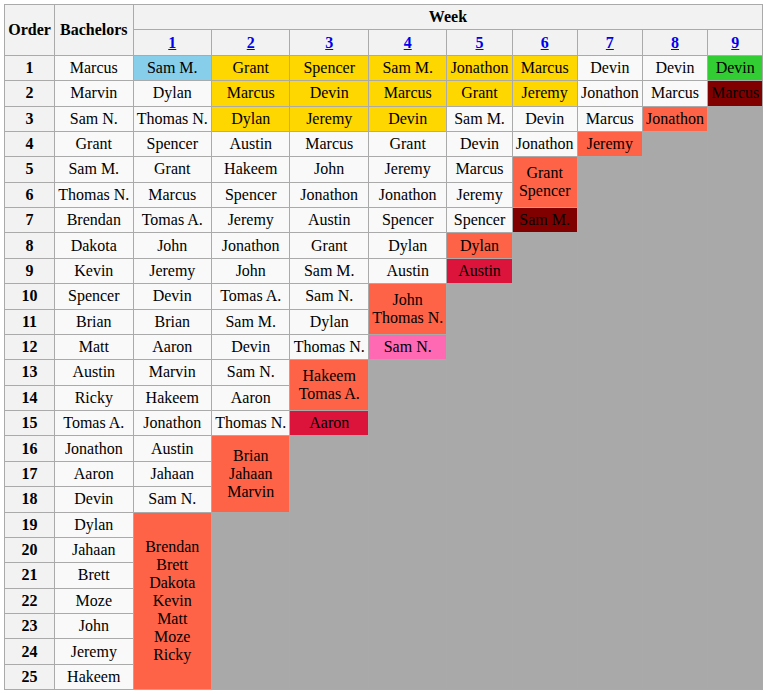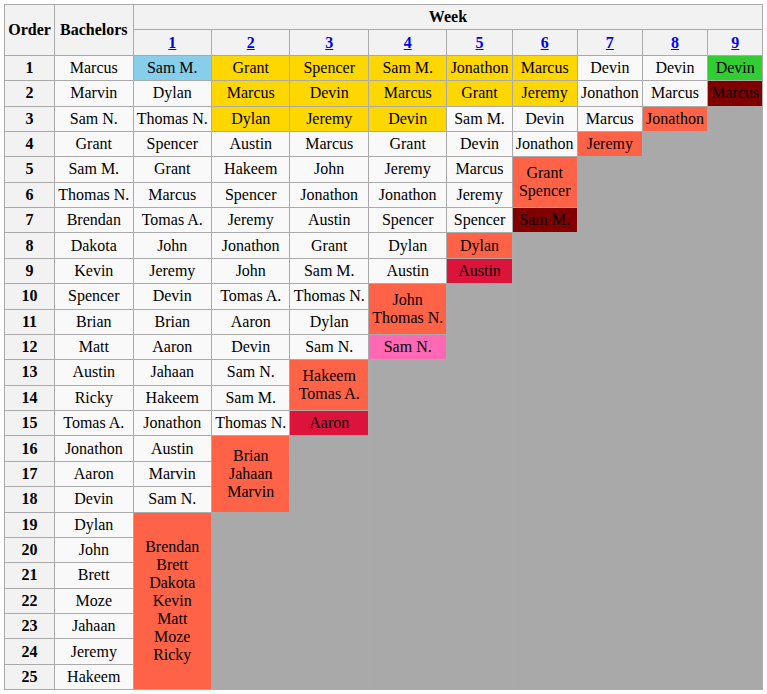(329, 296) Sam N. -> (329, 296) Thomas N.
(251, 321) Sam M. -> (251, 321) Aaron
(329, 347) Thomas N. -> (329, 347) Sam N.
(172, 372) Marvin -> (172, 372) Jahaan
(251, 397) Aaron -> (251, 397) Sam M.
(172, 473) Jahaan -> (172, 473) Marvin
(94, 550) Jahaan -> (94, 550) John
(94, 626) John -> (94, 626) Jahaan
